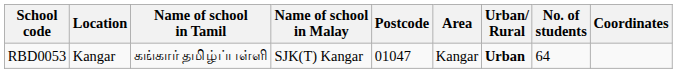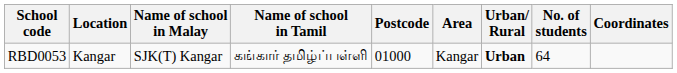columns swapped: (321, 24) <-> (201, 24)
(393, 55) 01047 -> (393, 55) 01000
